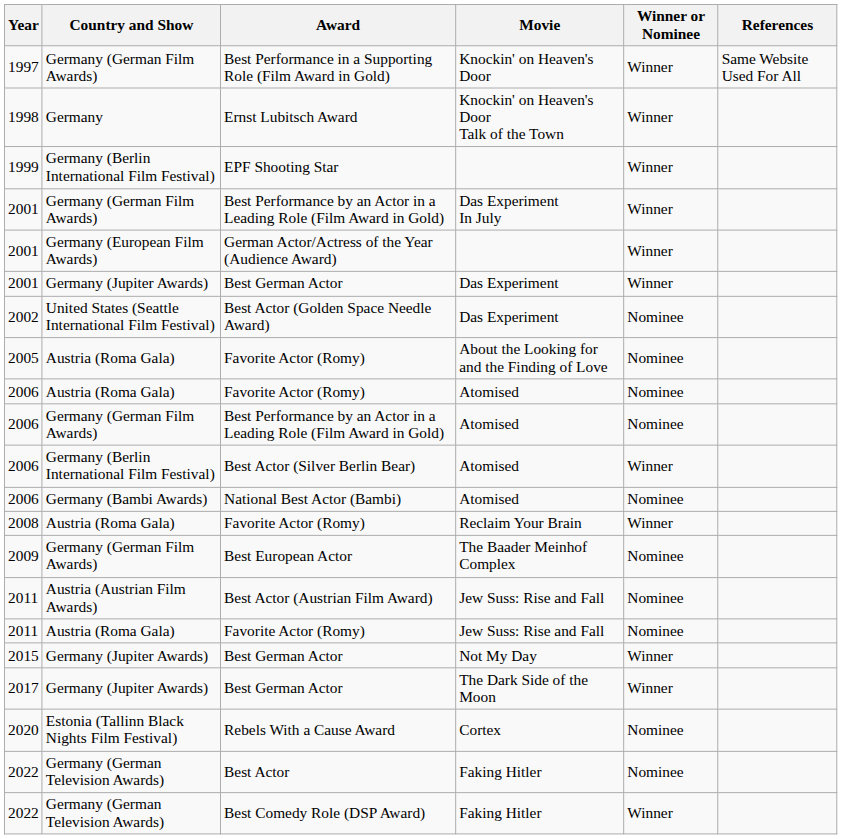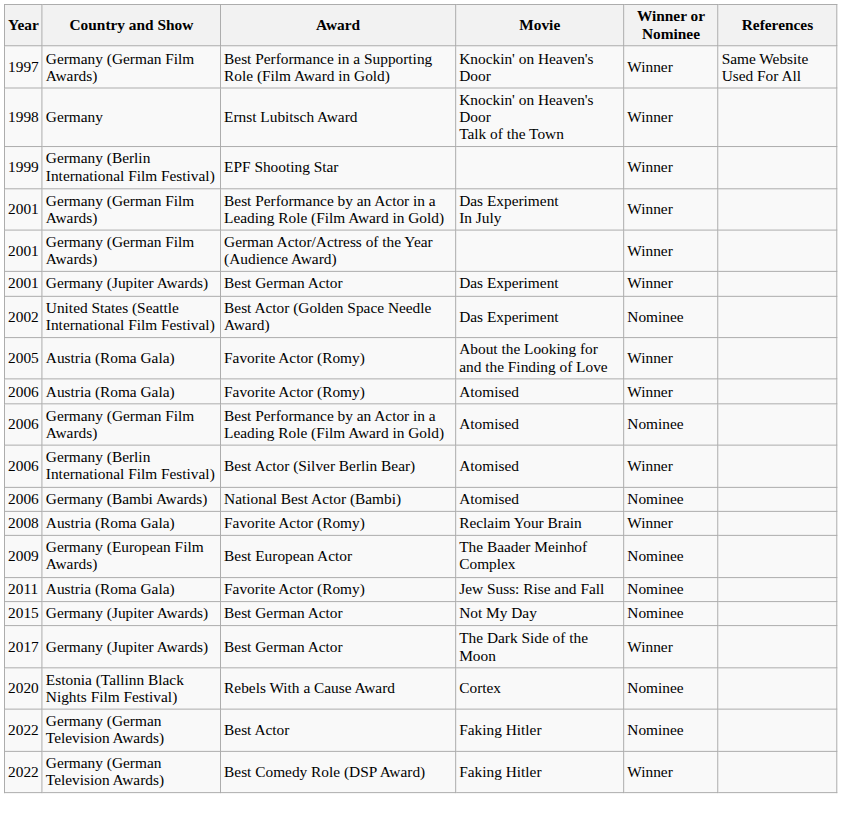(125, 250) Germany (European Film Awards) -> (120, 250) Germany (German Film Awards)
(655, 358) Nominee -> (650, 358) Winner
(655, 391) Nominee -> (650, 391) Winner
(120, 556) Germany (German Film Awards) -> (125, 556) Germany (European Film Awards)
- row: (23, 598)
(650, 655) Winner -> (655, 613) Nominee
